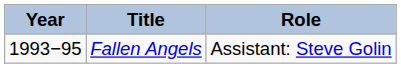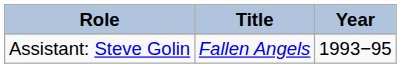columns swapped: (45, 19) <-> (301, 19)
